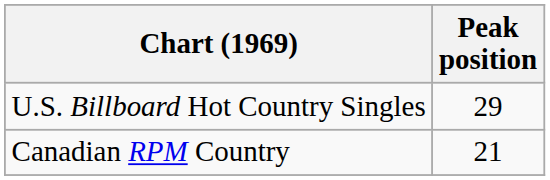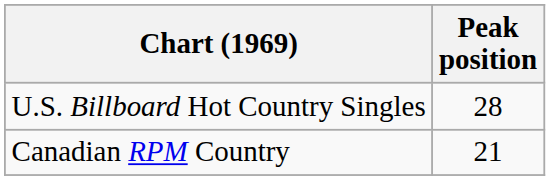(488, 105) 29 -> (488, 105) 28
